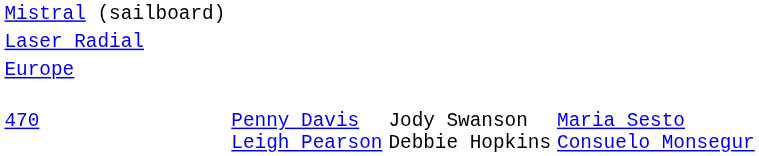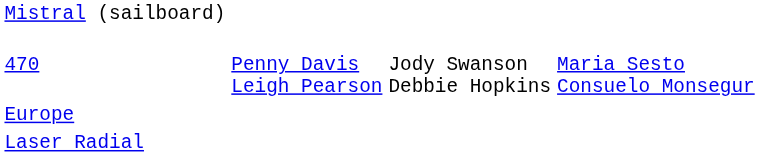rows swapped: (74, 42) <-> (22, 121)
